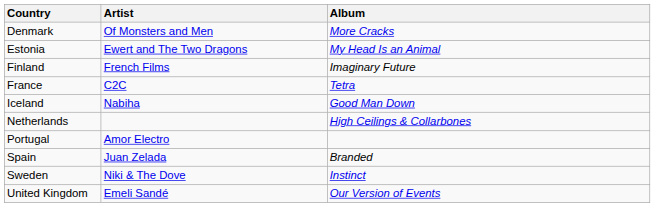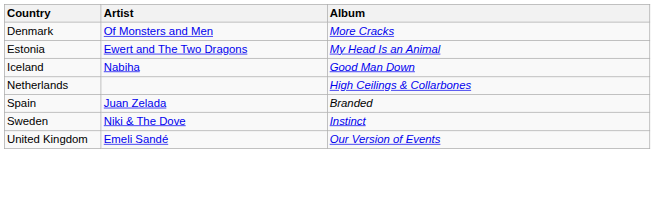- row: (26, 67)
- row: (25, 85)
- row: (28, 139)
